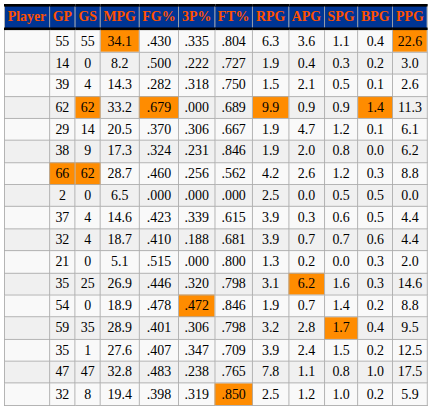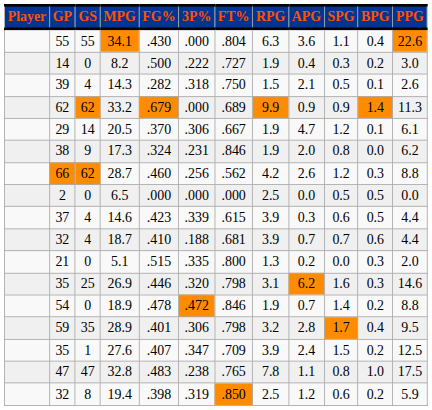(197, 41) .335 -> (197, 41) .000
(197, 261) .000 -> (197, 261) .335
(341, 394) 1.0 -> (341, 394) 0.6
